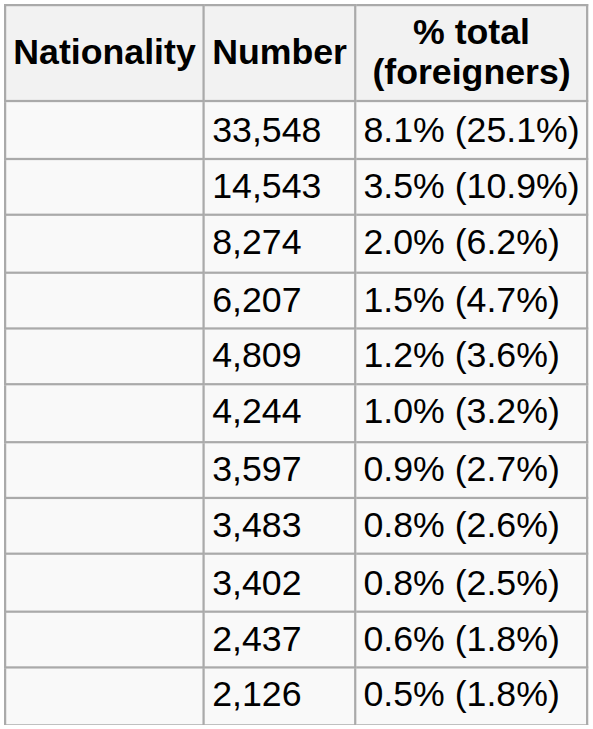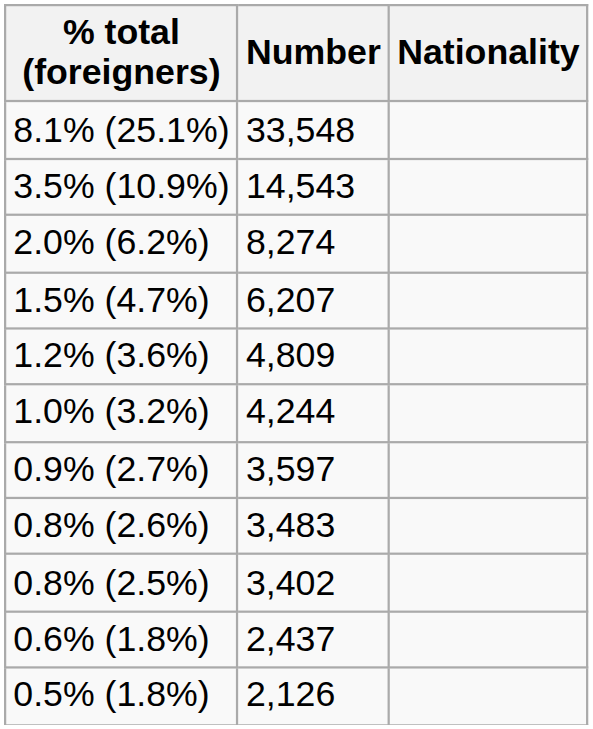columns swapped: (105, 52) <-> (472, 52)
